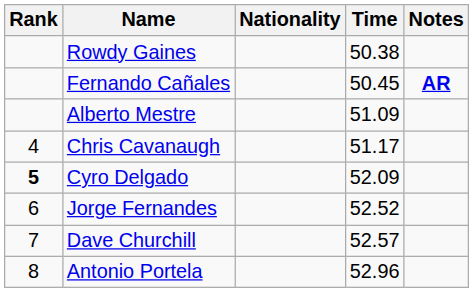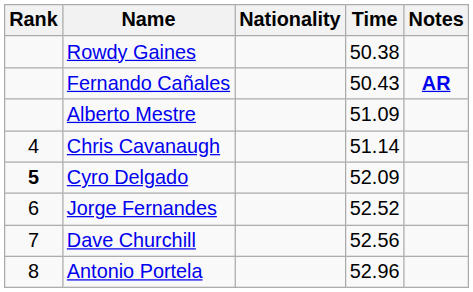(375, 83) 50.45 -> (375, 83) 50.43
(375, 146) 51.17 -> (375, 146) 51.14
(375, 240) 52.57 -> (375, 240) 52.56
